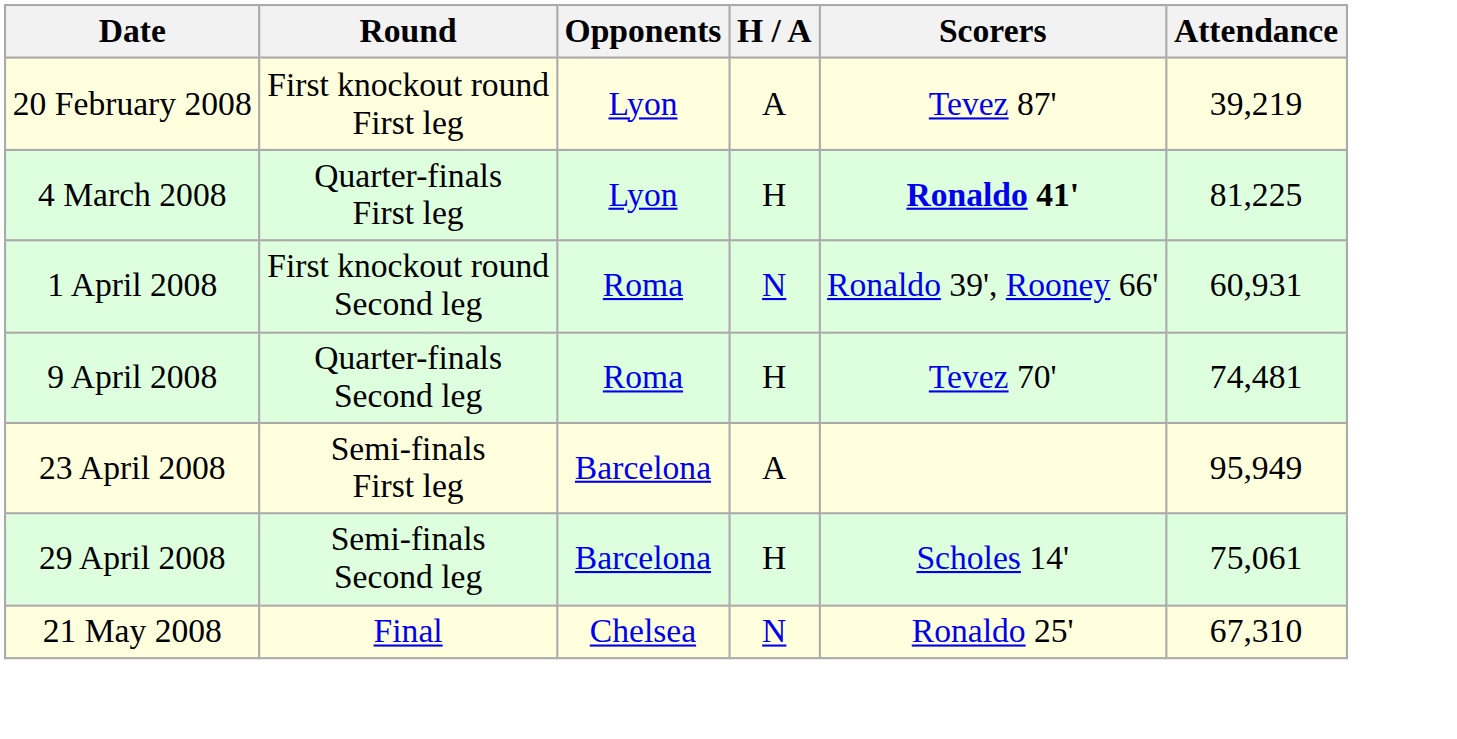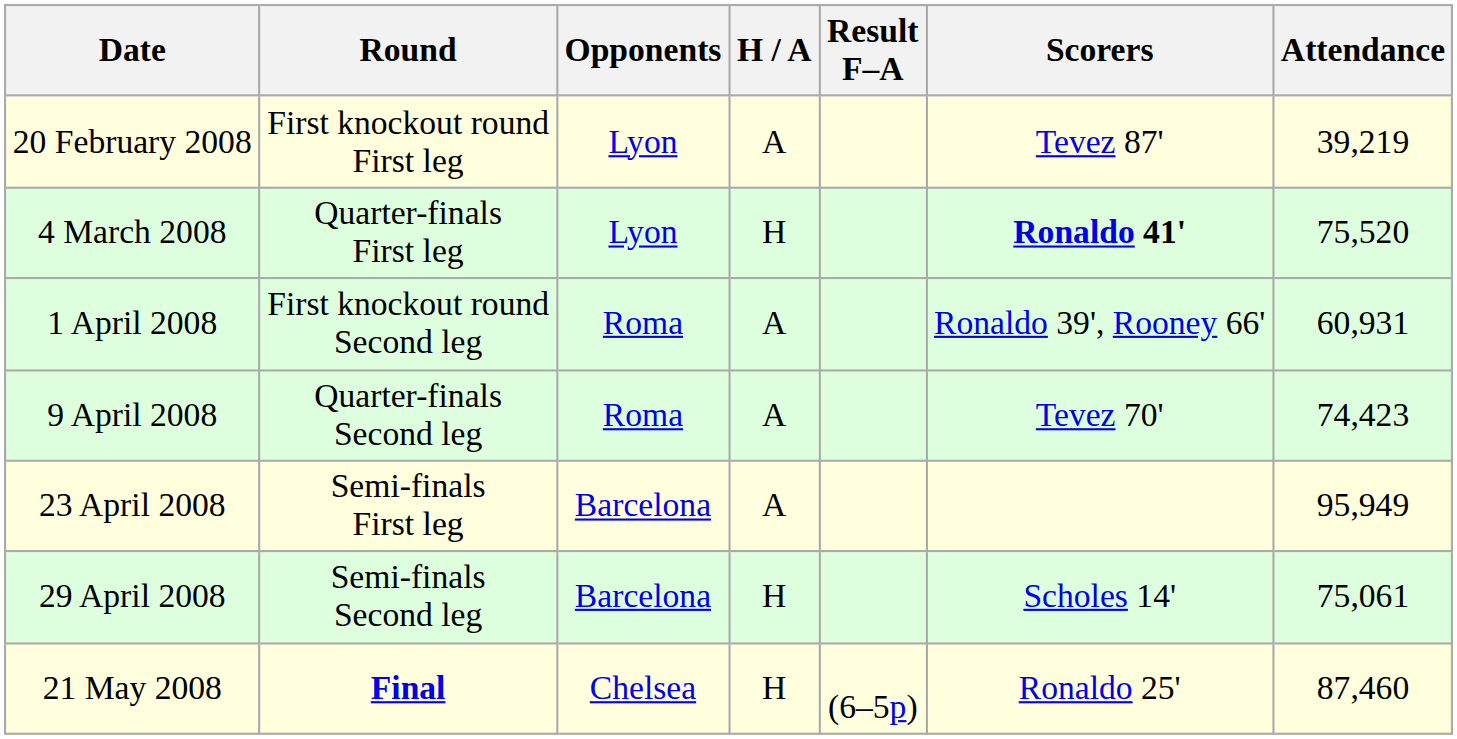+ column: (873, 50)
(1256, 194) 81,225 -> (1363, 232) 75,520
(774, 285) N -> (774, 323) A
(774, 376) H -> (774, 414) A
(1256, 376) 74,481 -> (1363, 414) 74,423
(408, 630) normal -> (408, 687) bold
(774, 630) N -> (774, 687) H
(1256, 630) 67,310 -> (1363, 687) 87,460
